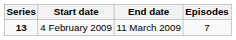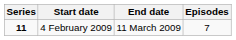(21, 27) 13 -> (21, 27) 11
